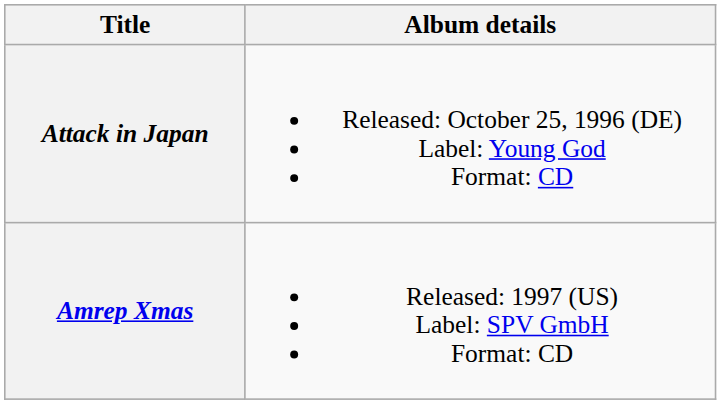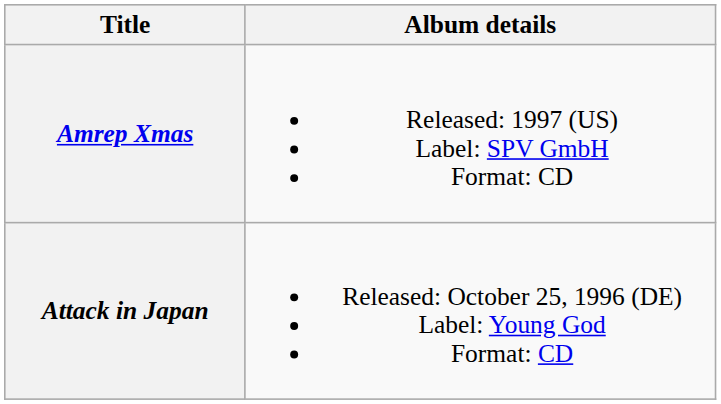rows swapped: (125, 133) <-> (125, 310)
